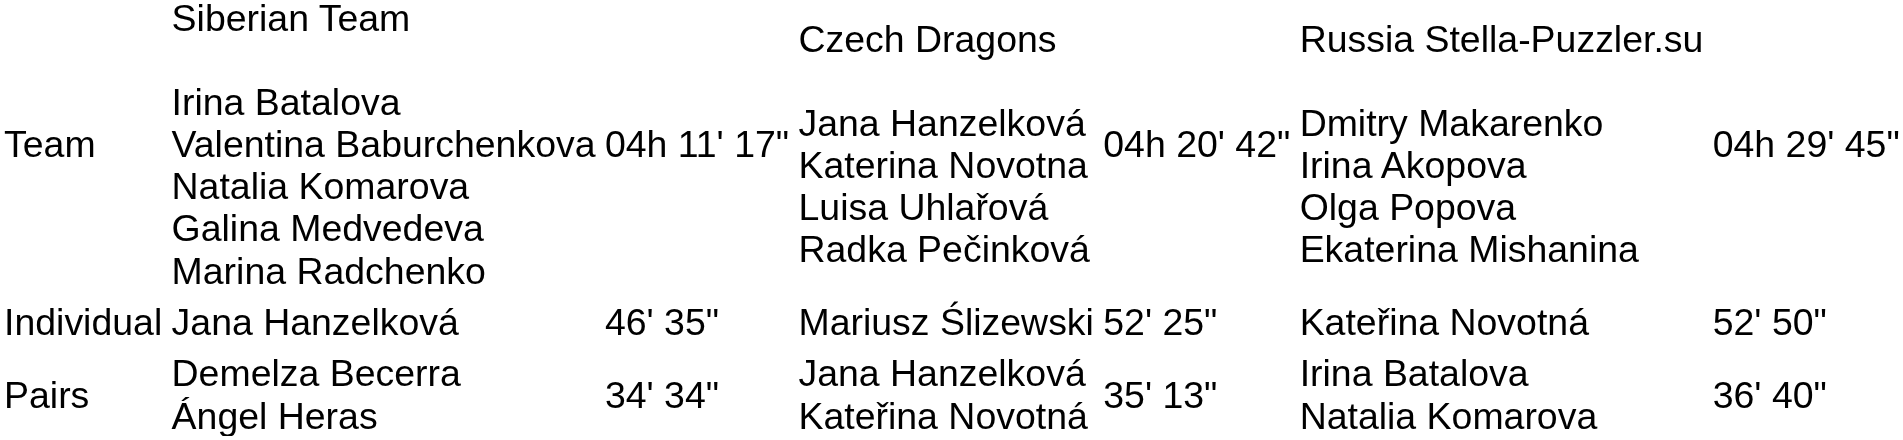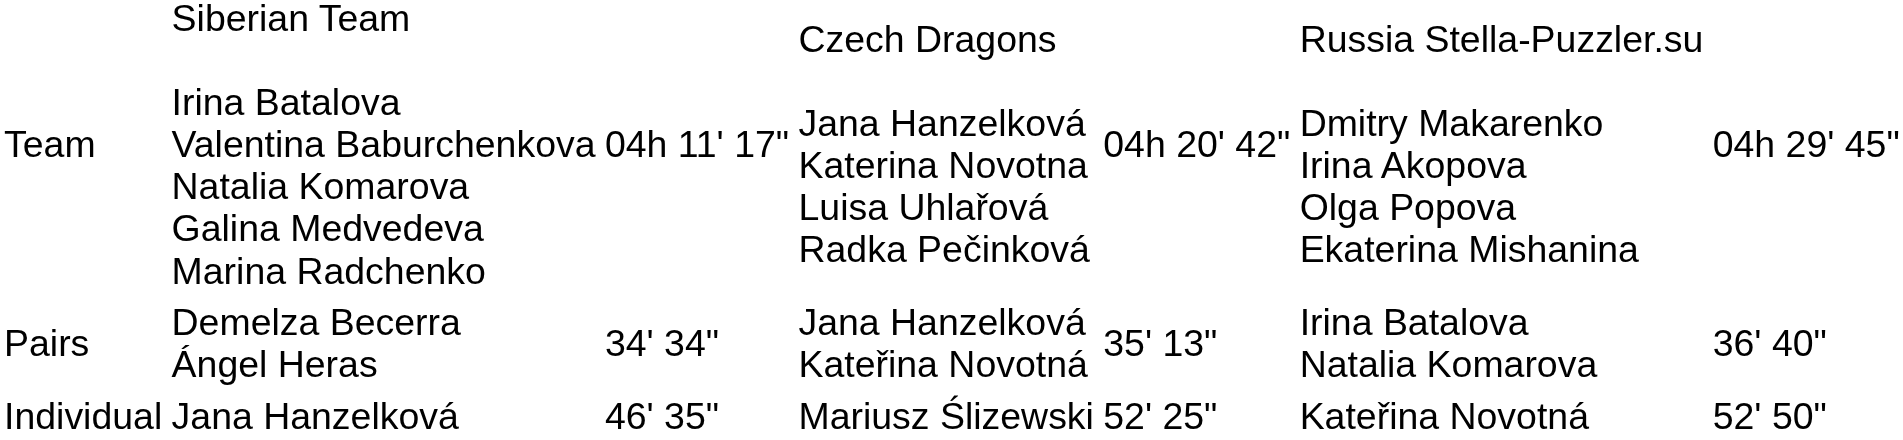rows swapped: (47, 395) <-> (83, 322)
